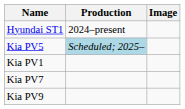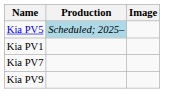- row: (35, 29)
